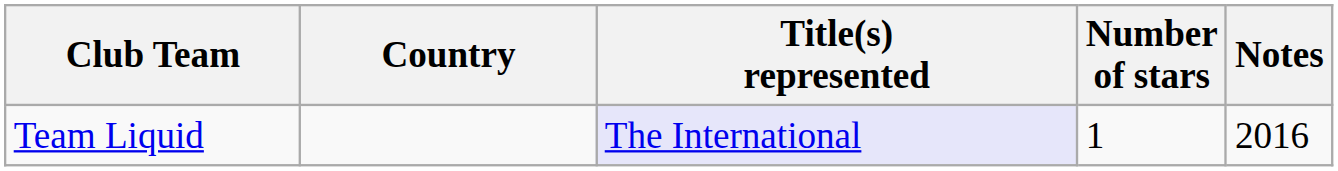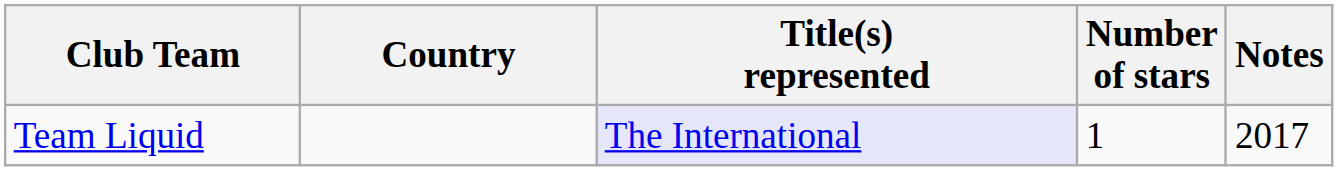(1272, 134) 2016 -> (1272, 134) 2017
